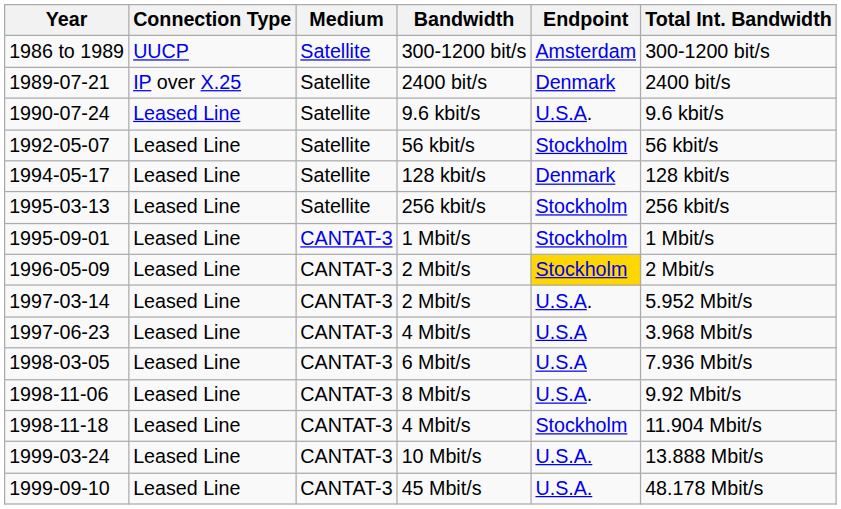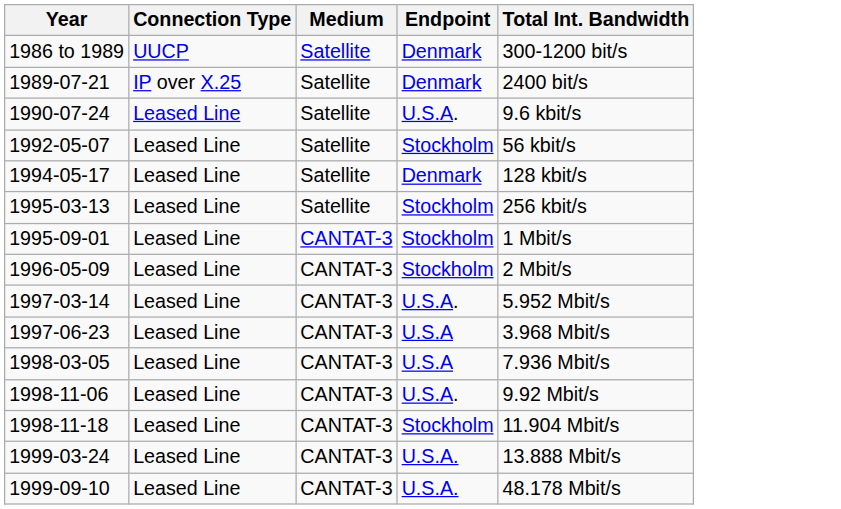- column: (464, 20)
(586, 51) Amsterdam -> (442, 51) Denmark
(581, 269) gold background -> (448, 269) no background
